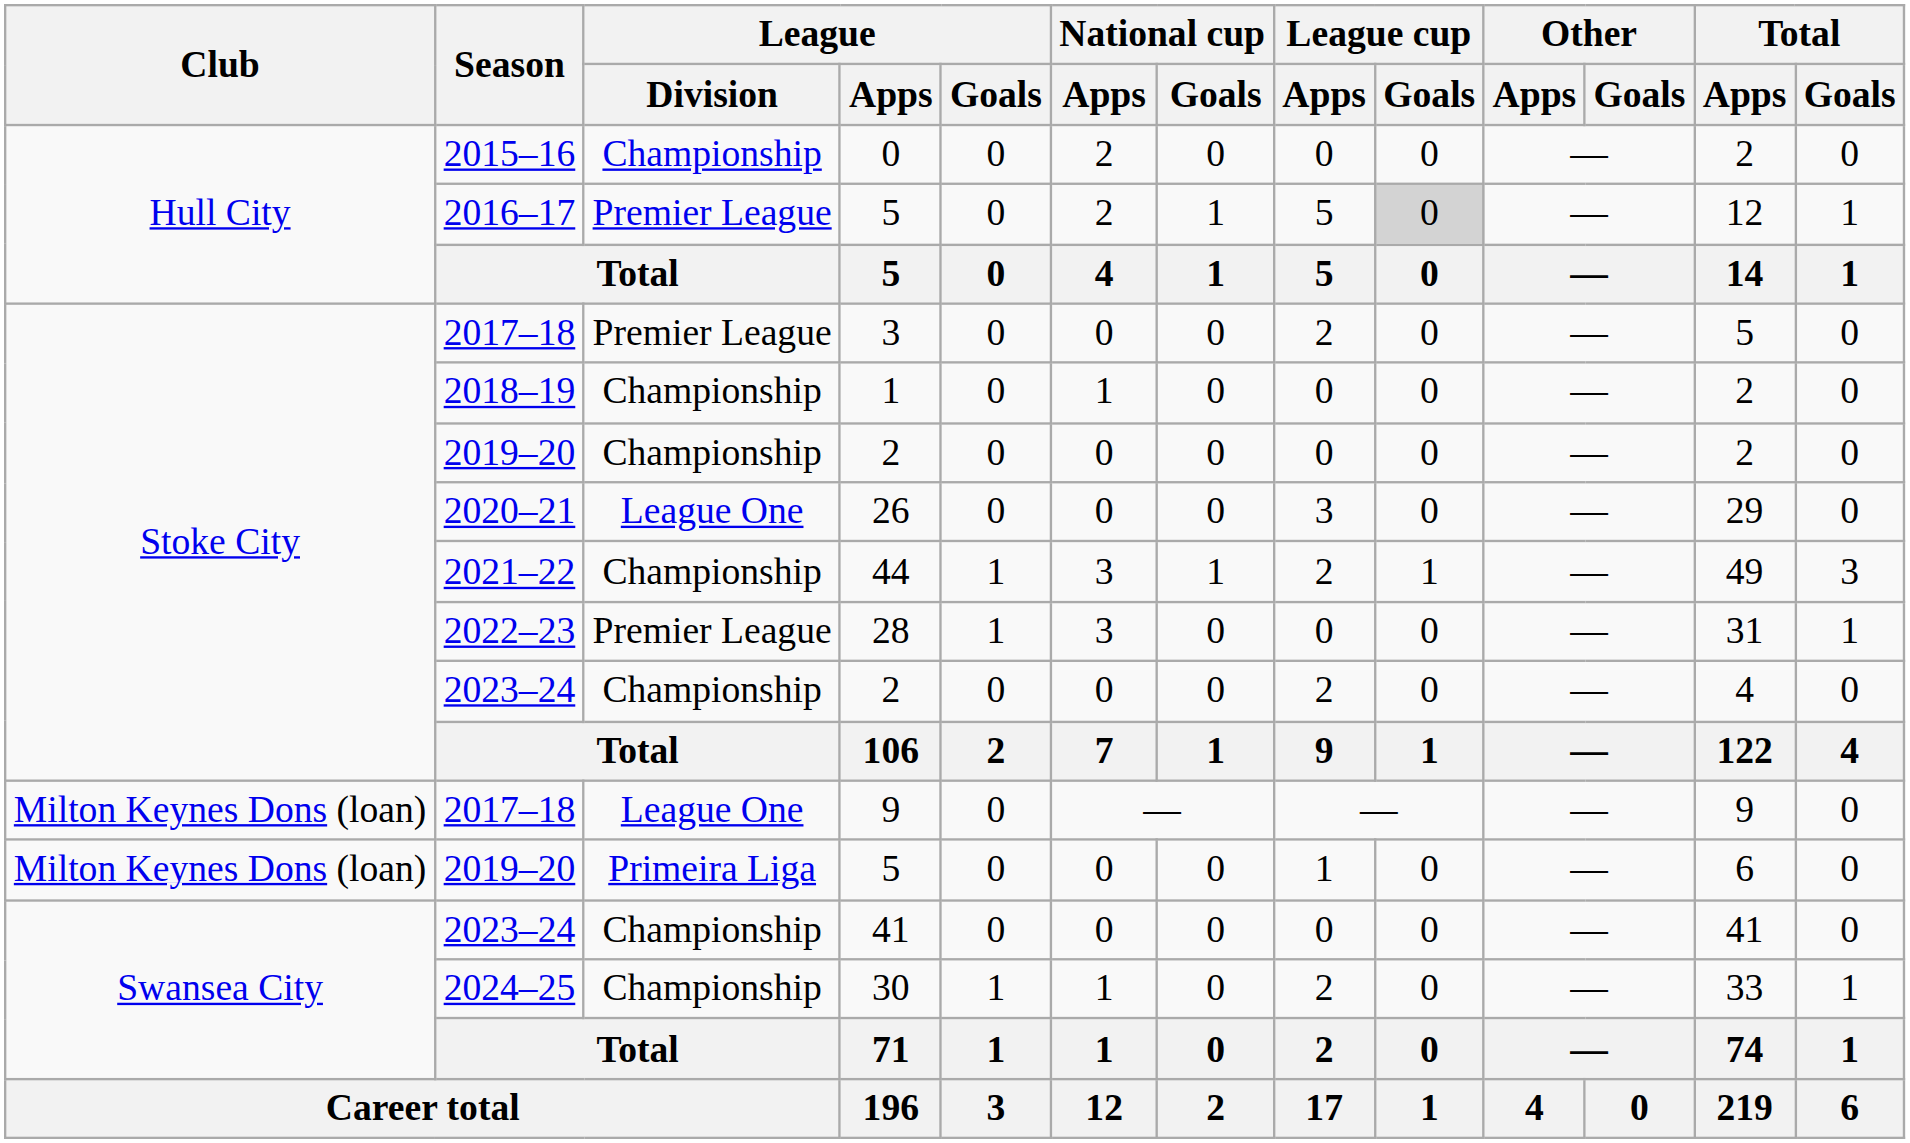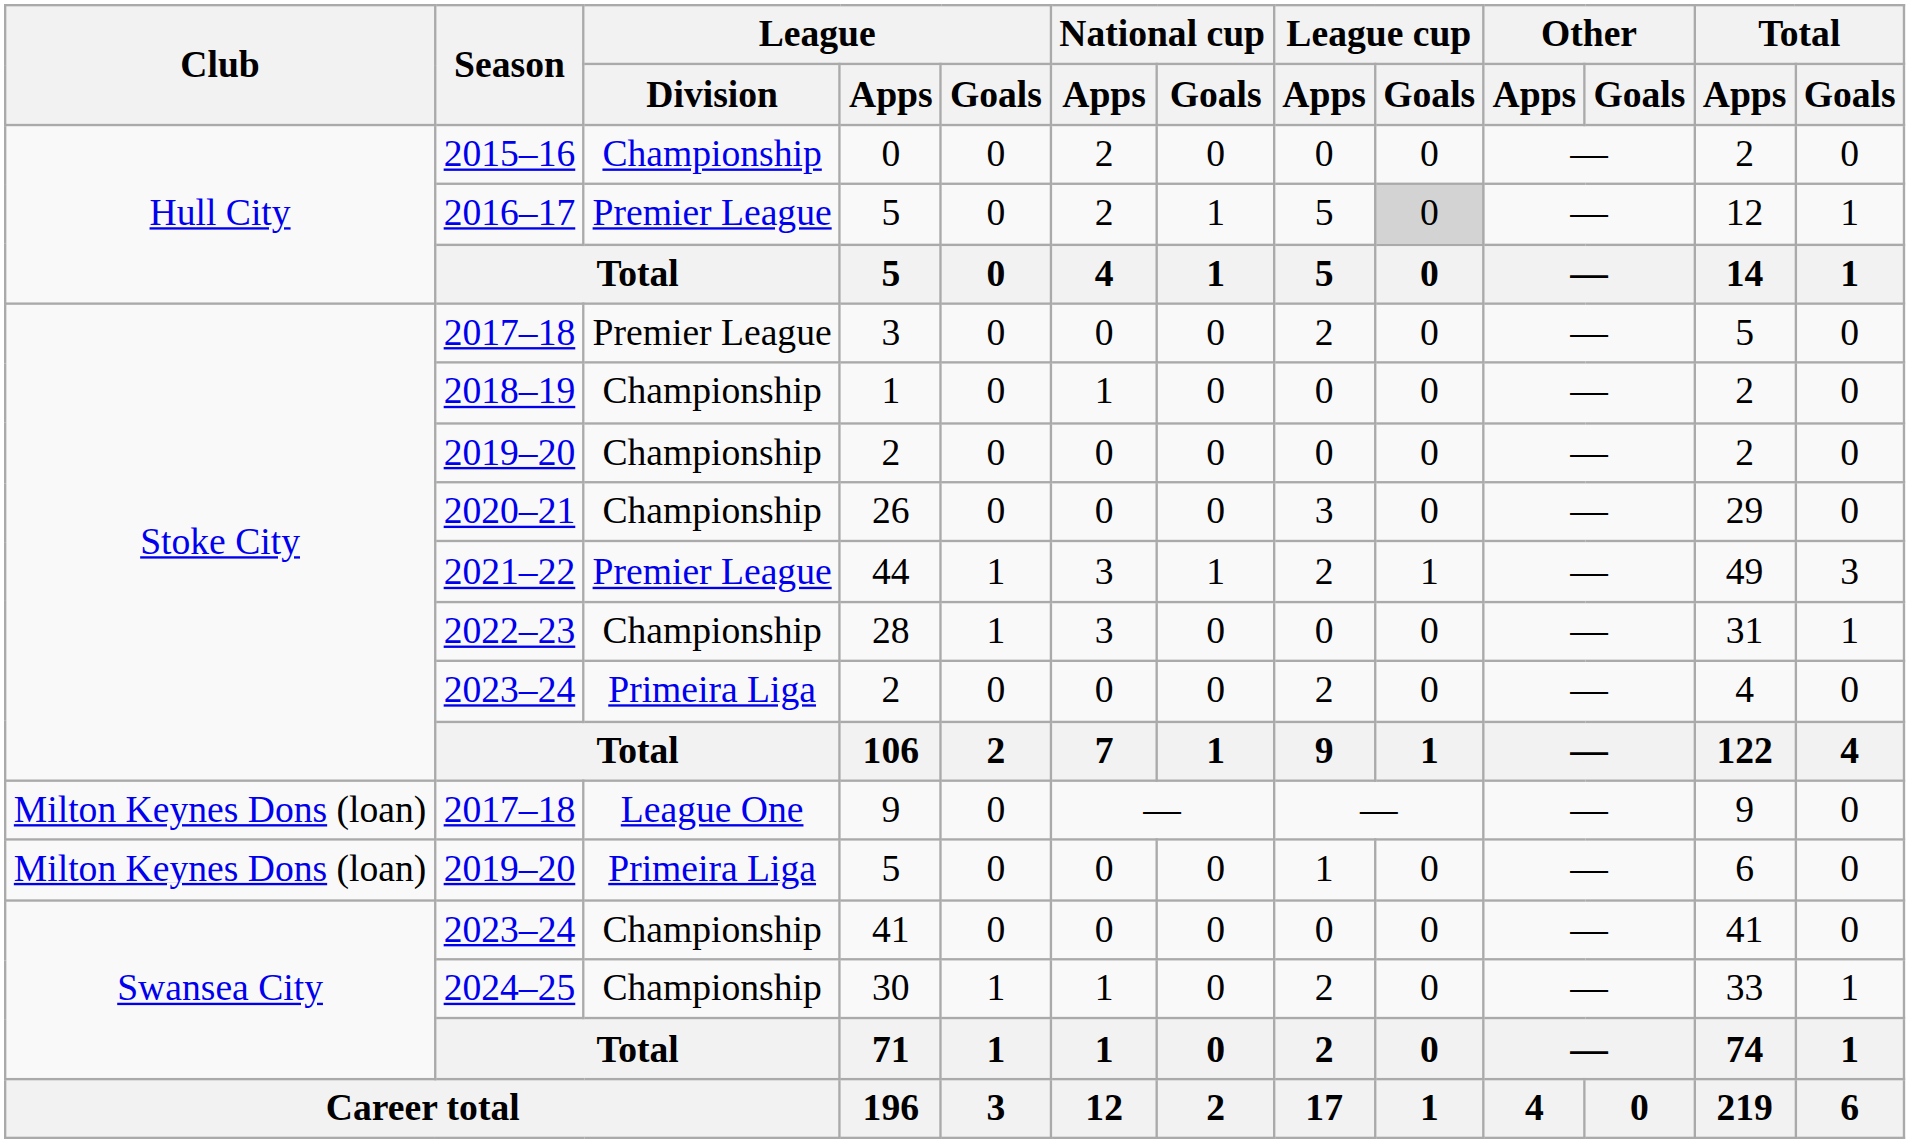(712, 511) League One -> (712, 511) Championship
(712, 570) Championship -> (712, 570) Premier League
(712, 630) Premier League -> (712, 630) Championship
(712, 690) Championship -> (712, 690) Primeira Liga
